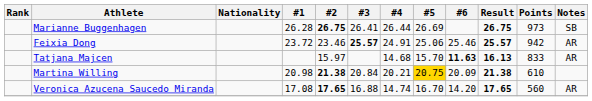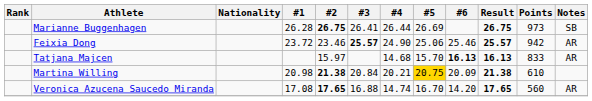(397, 42) 24.91 -> (397, 42) 24.90
(462, 58) 11.63 -> (462, 58) 16.13
